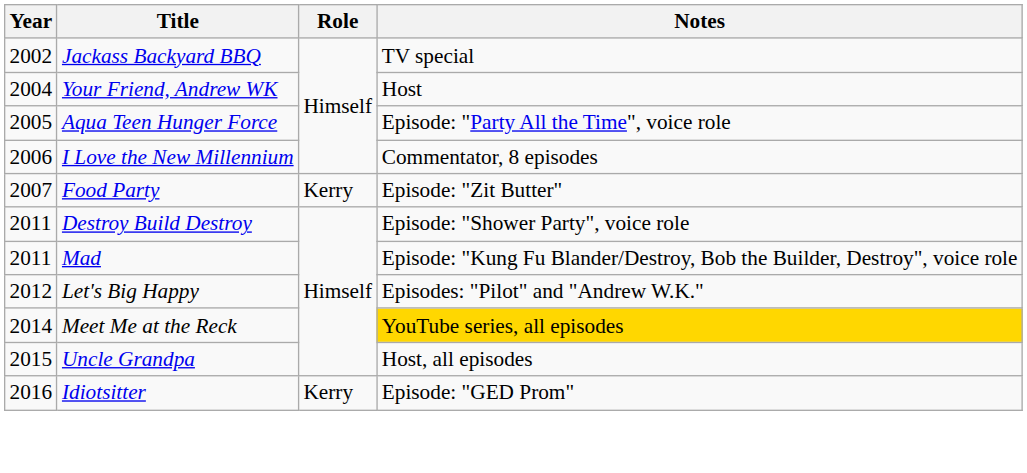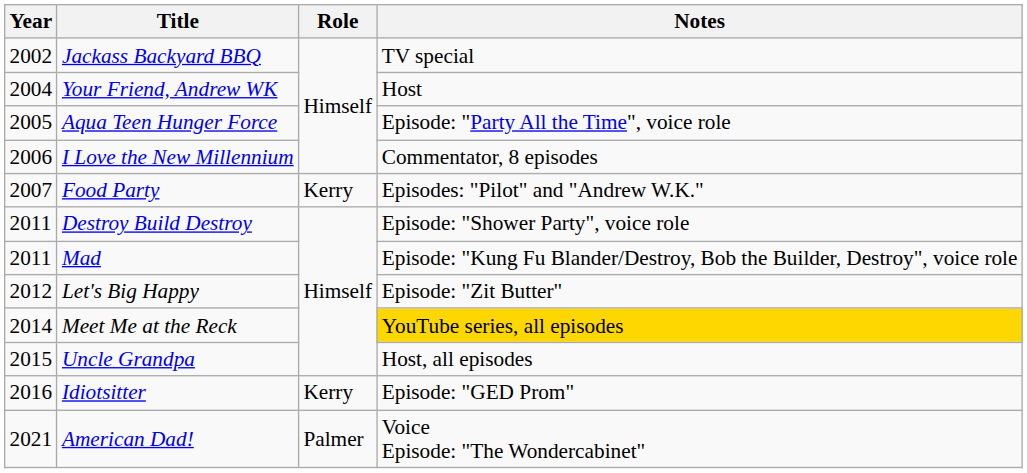(472, 190) Episode: "Zit Butter" -> (543, 190) Episodes: "Pilot" and "Andrew W.K."
(543, 291) Episodes: "Pilot" and "Andrew W.K." -> (472, 291) Episode: "Zit Butter"
+ row: (128, 438)
